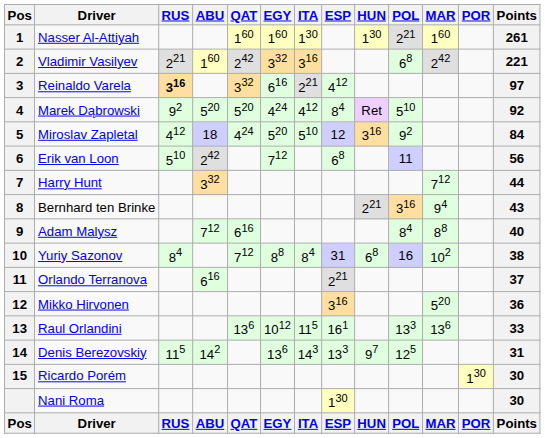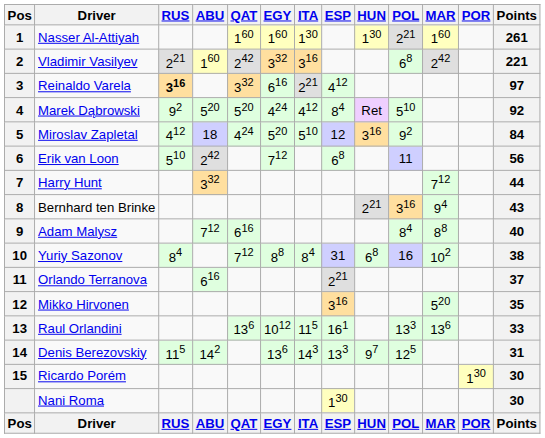(517, 303) 36 -> (517, 303) 35
